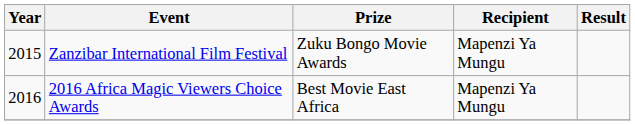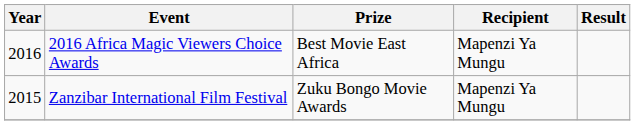rows swapped: (168, 52) <-> (165, 97)
